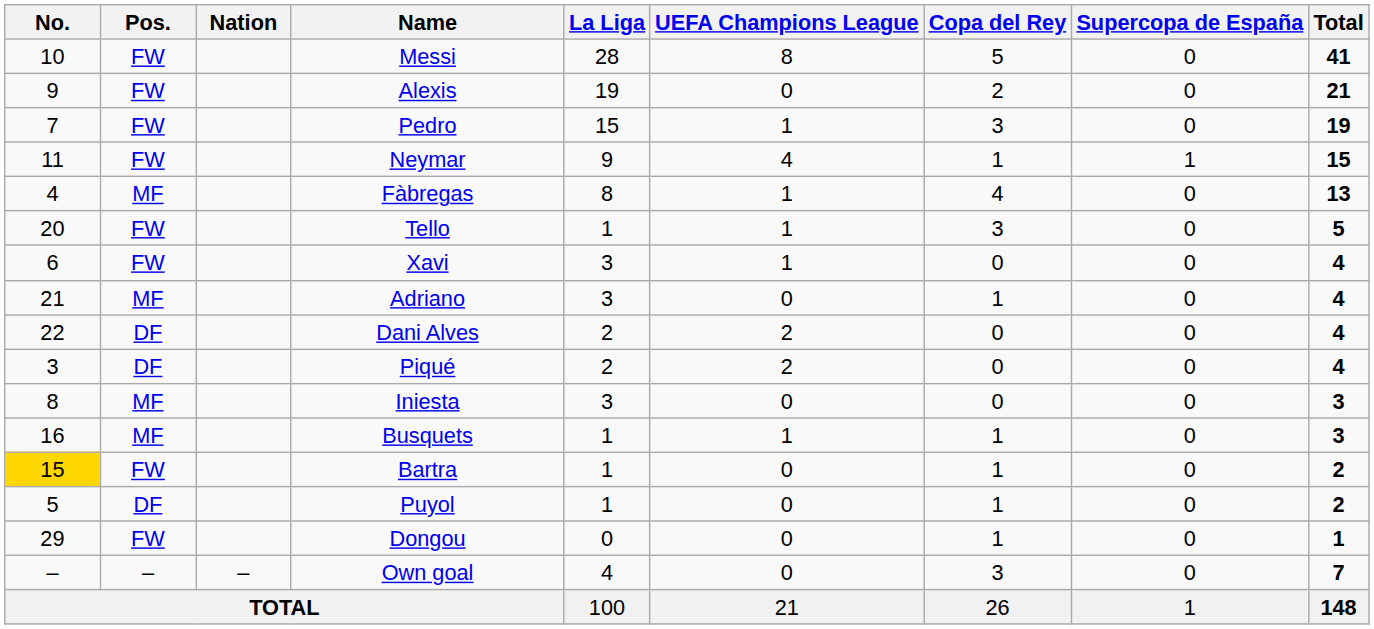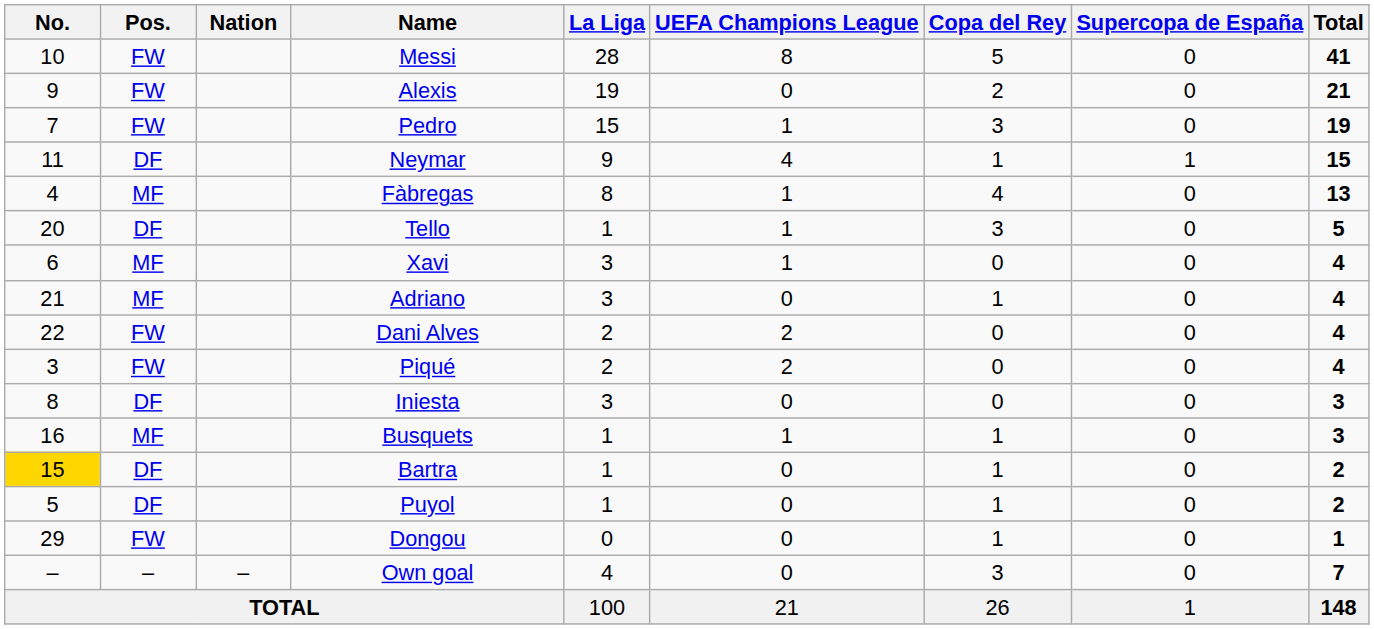(148, 160) FW -> (148, 160) DF
(148, 229) FW -> (148, 229) DF
(148, 263) FW -> (148, 263) MF
(148, 332) DF -> (148, 332) FW
(148, 366) DF -> (148, 366) FW
(148, 401) MF -> (148, 401) DF
(148, 469) FW -> (148, 469) DF
